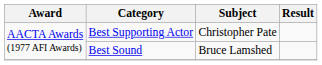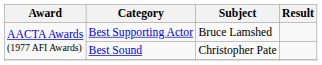(238, 32) Christopher Pate -> (235, 32) Bruce Lamshed
(235, 50) Bruce Lamshed -> (238, 50) Christopher Pate
